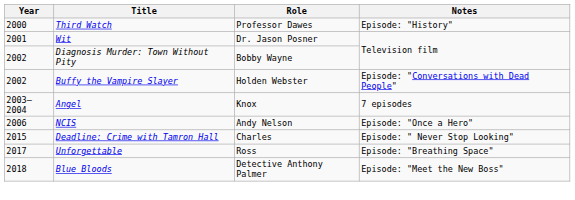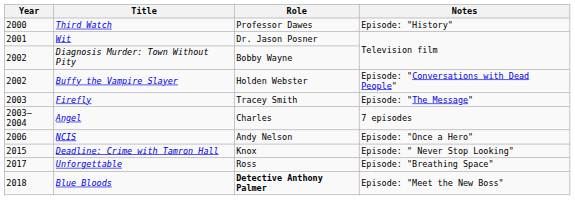+ row: (74, 100)
(246, 104) Knox -> (254, 118) Charles
(254, 137) Charles -> (246, 151) Knox
(280, 169) normal -> (280, 183) bold
